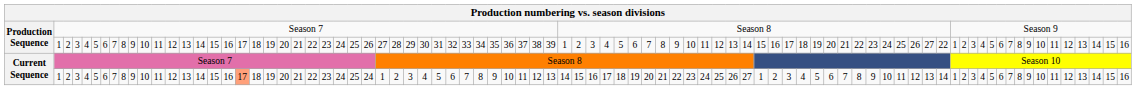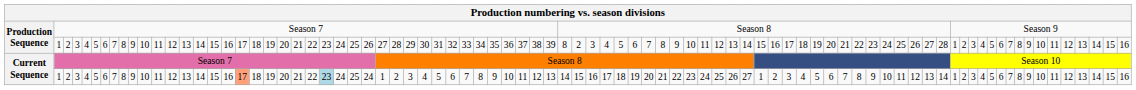(565, 45) 1 -> (565, 45) 8
(943, 45) 22 -> (943, 45) 28
(326, 77) no background -> (326, 77) lightblue background
